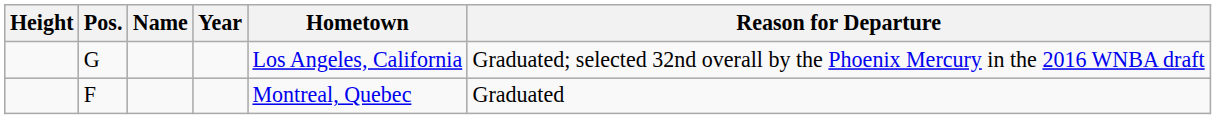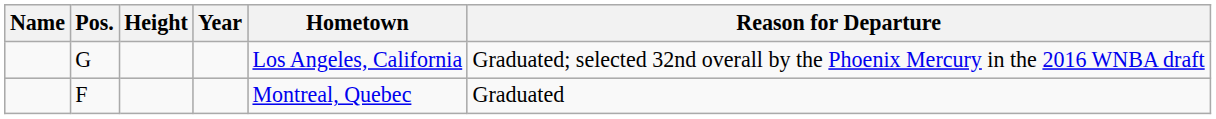columns swapped: (160, 23) <-> (42, 23)
